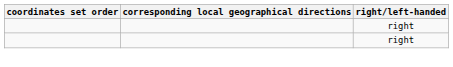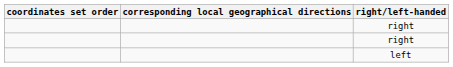+ row: (62, 55)
